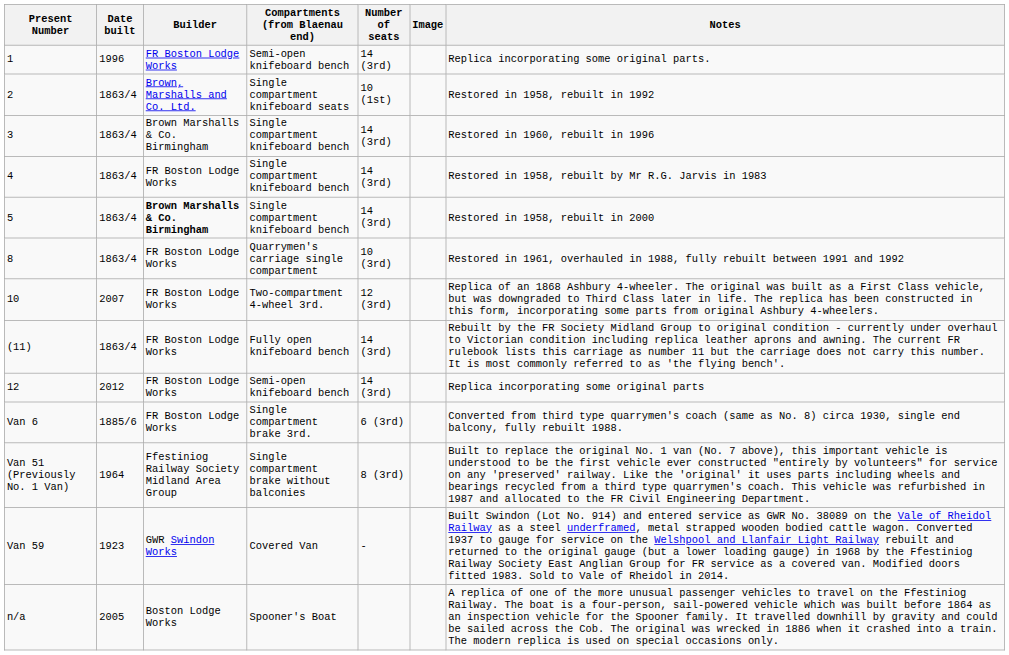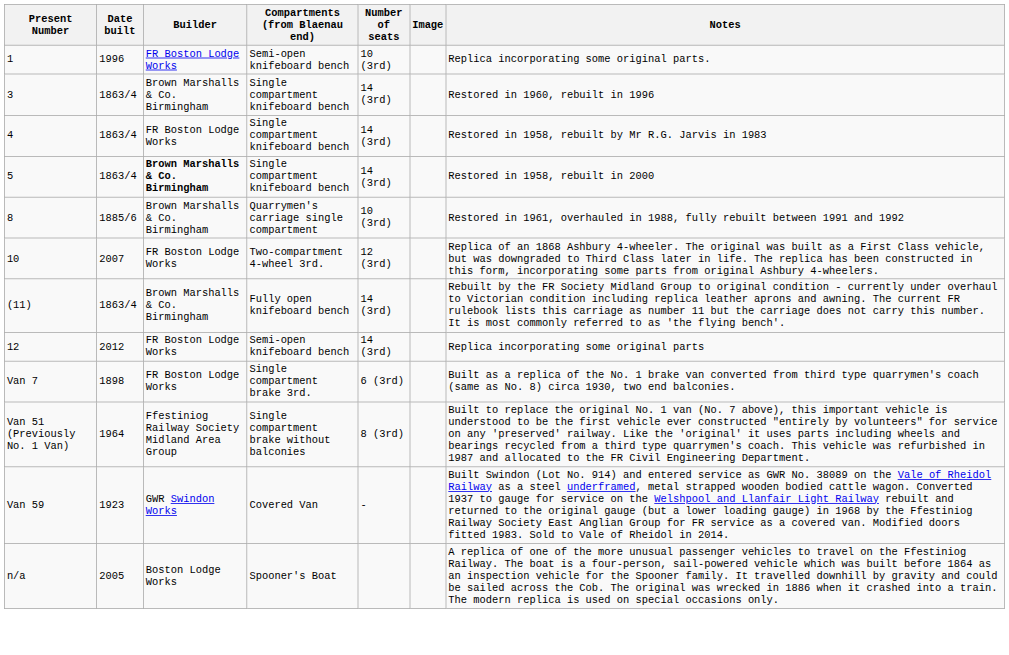(376, 60) 14 (3rd) -> (376, 60) 10 (3rd)
- row: (10, 95)
(118, 259) 1863/4 -> (118, 218) 1885/6
(193, 259) FR Boston Lodge Works -> (193, 218) Brown Marshalls & Co. Birmingham
(193, 346) FR Boston Lodge Works -> (193, 306) Brown Marshalls & Co. Birmingham
- row: (22, 422)
+ row: (22, 381)
